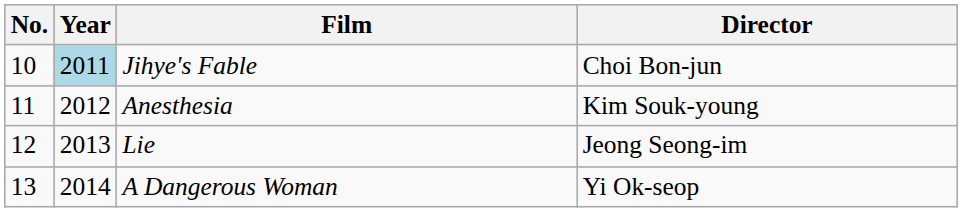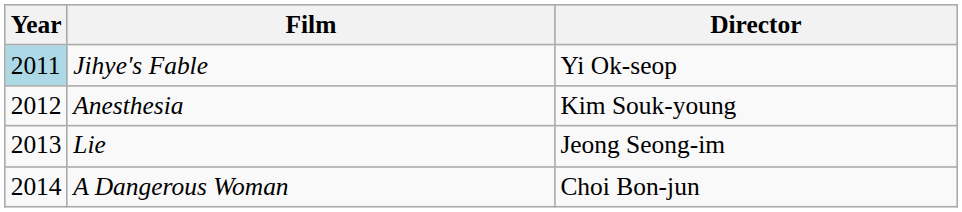- column: (29, 24)
(652, 65) Choi Bon-jun -> (619, 65) Yi Ok-seop
(641, 186) Yi Ok-seop -> (630, 186) Choi Bon-jun
